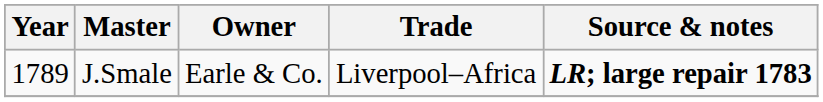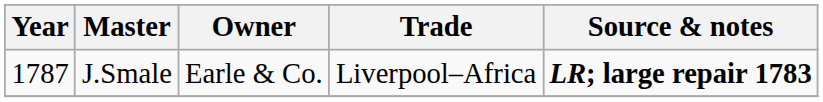(40, 72) 1789 -> (40, 72) 1787
